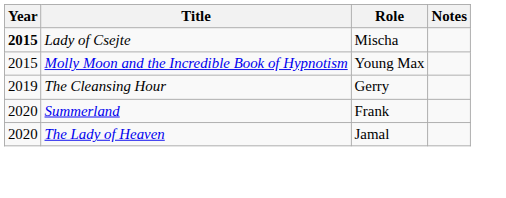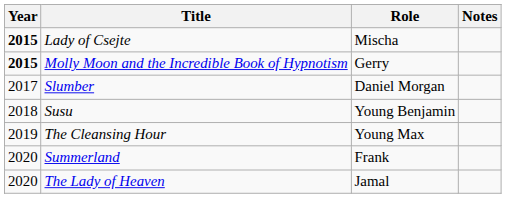(23, 63) normal -> (23, 63) bold
(390, 63) Young Max -> (372, 63) Gerry
+ row: (69, 87)
+ row: (59, 110)
(372, 87) Gerry -> (390, 134) Young Max
